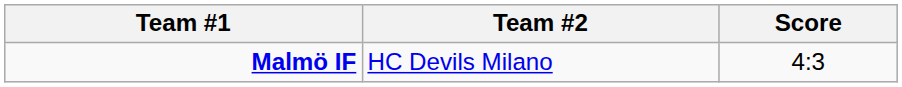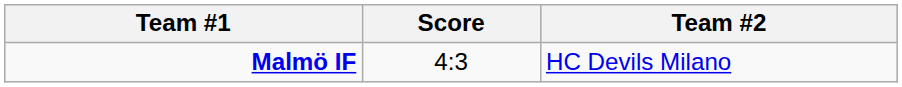columns swapped: (808, 23) <-> (540, 23)
